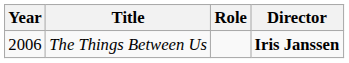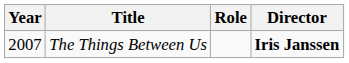(25, 44) 2006 -> (25, 44) 2007
